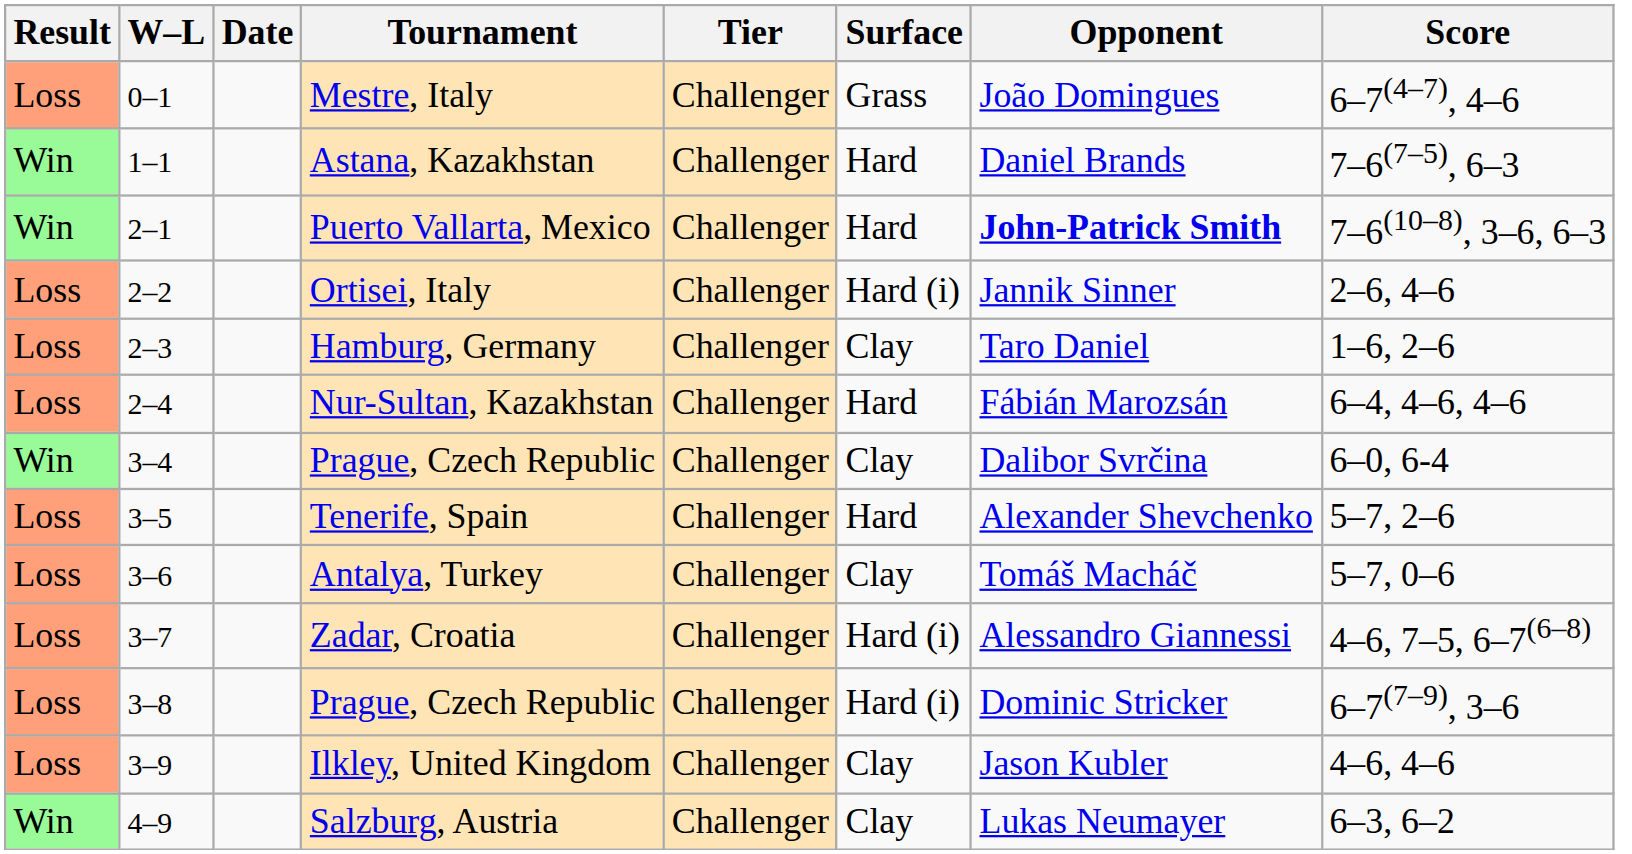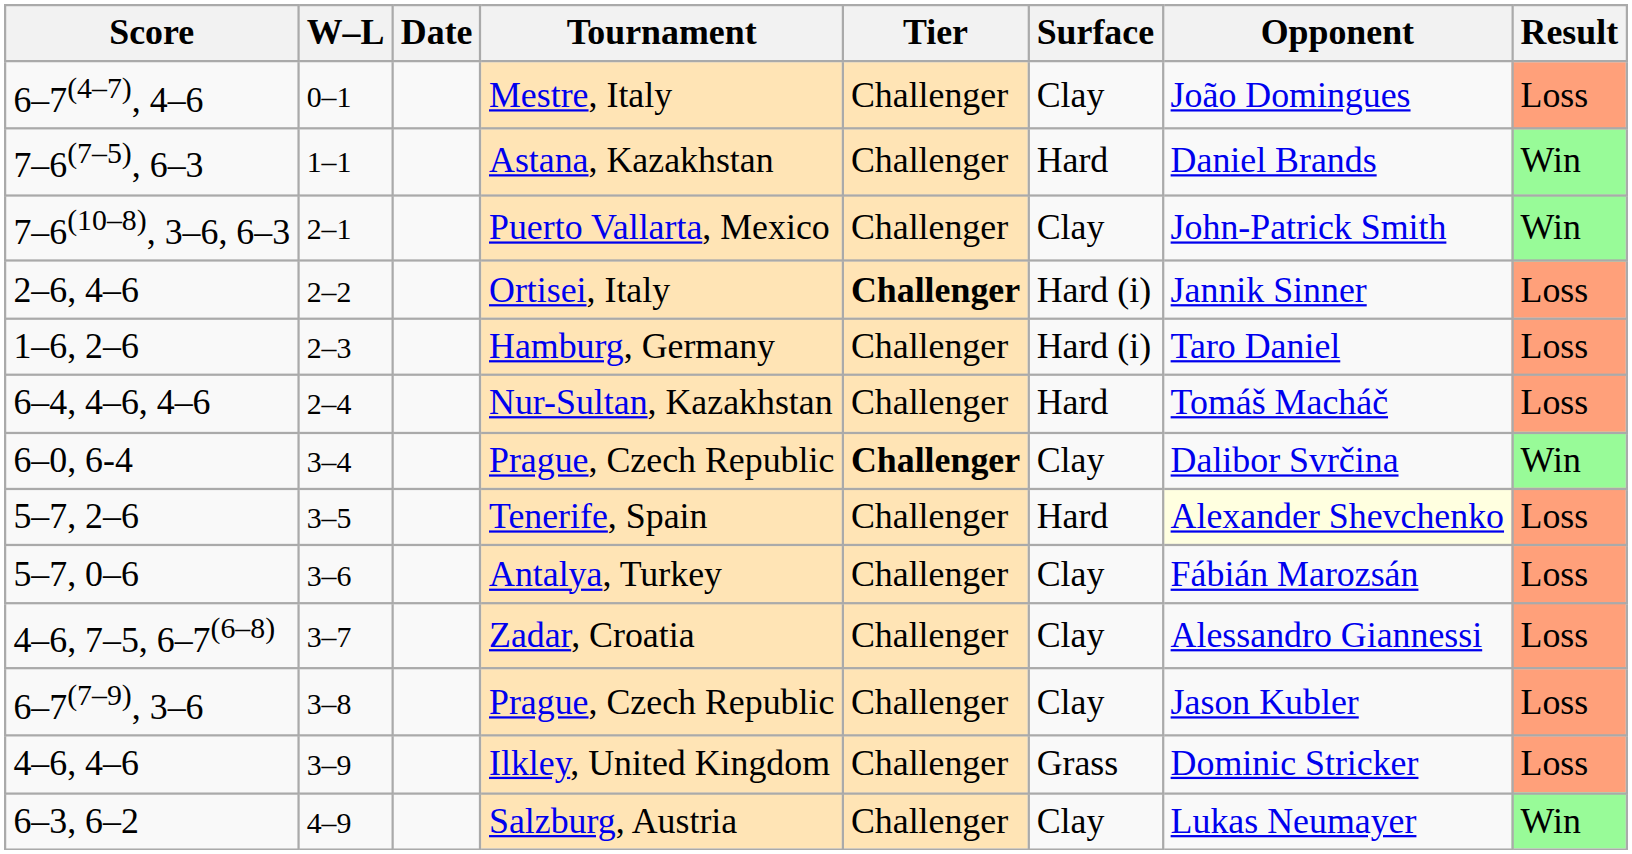columns swapped: (62, 32) <-> (1468, 32)
(886, 94) Grass -> (1070, 94) Clay
(881, 227) Hard -> (1070, 227) Clay
(1130, 227) bold -> (1309, 227) normal
(750, 289) normal -> (936, 289) bold
(879, 346) Clay -> (1094, 346) Hard (i)
(1103, 403) Fábián Marozsán -> (1279, 403) Tomáš Macháč
(750, 459) normal -> (936, 459) bold
(1146, 516) no background -> (1337, 516) lightyellow background
(1088, 573) Tomáš Macháč -> (1295, 573) Fábián Marozsán
(903, 635) Hard (i) -> (1070, 635) Clay
(903, 701) Hard (i) -> (1070, 701) Clay
(1103, 701) Dominic Stricker -> (1265, 701) Jason Kubler
(879, 763) Clay -> (1077, 763) Grass
(1074, 763) Jason Kubler -> (1295, 763) Dominic Stricker
